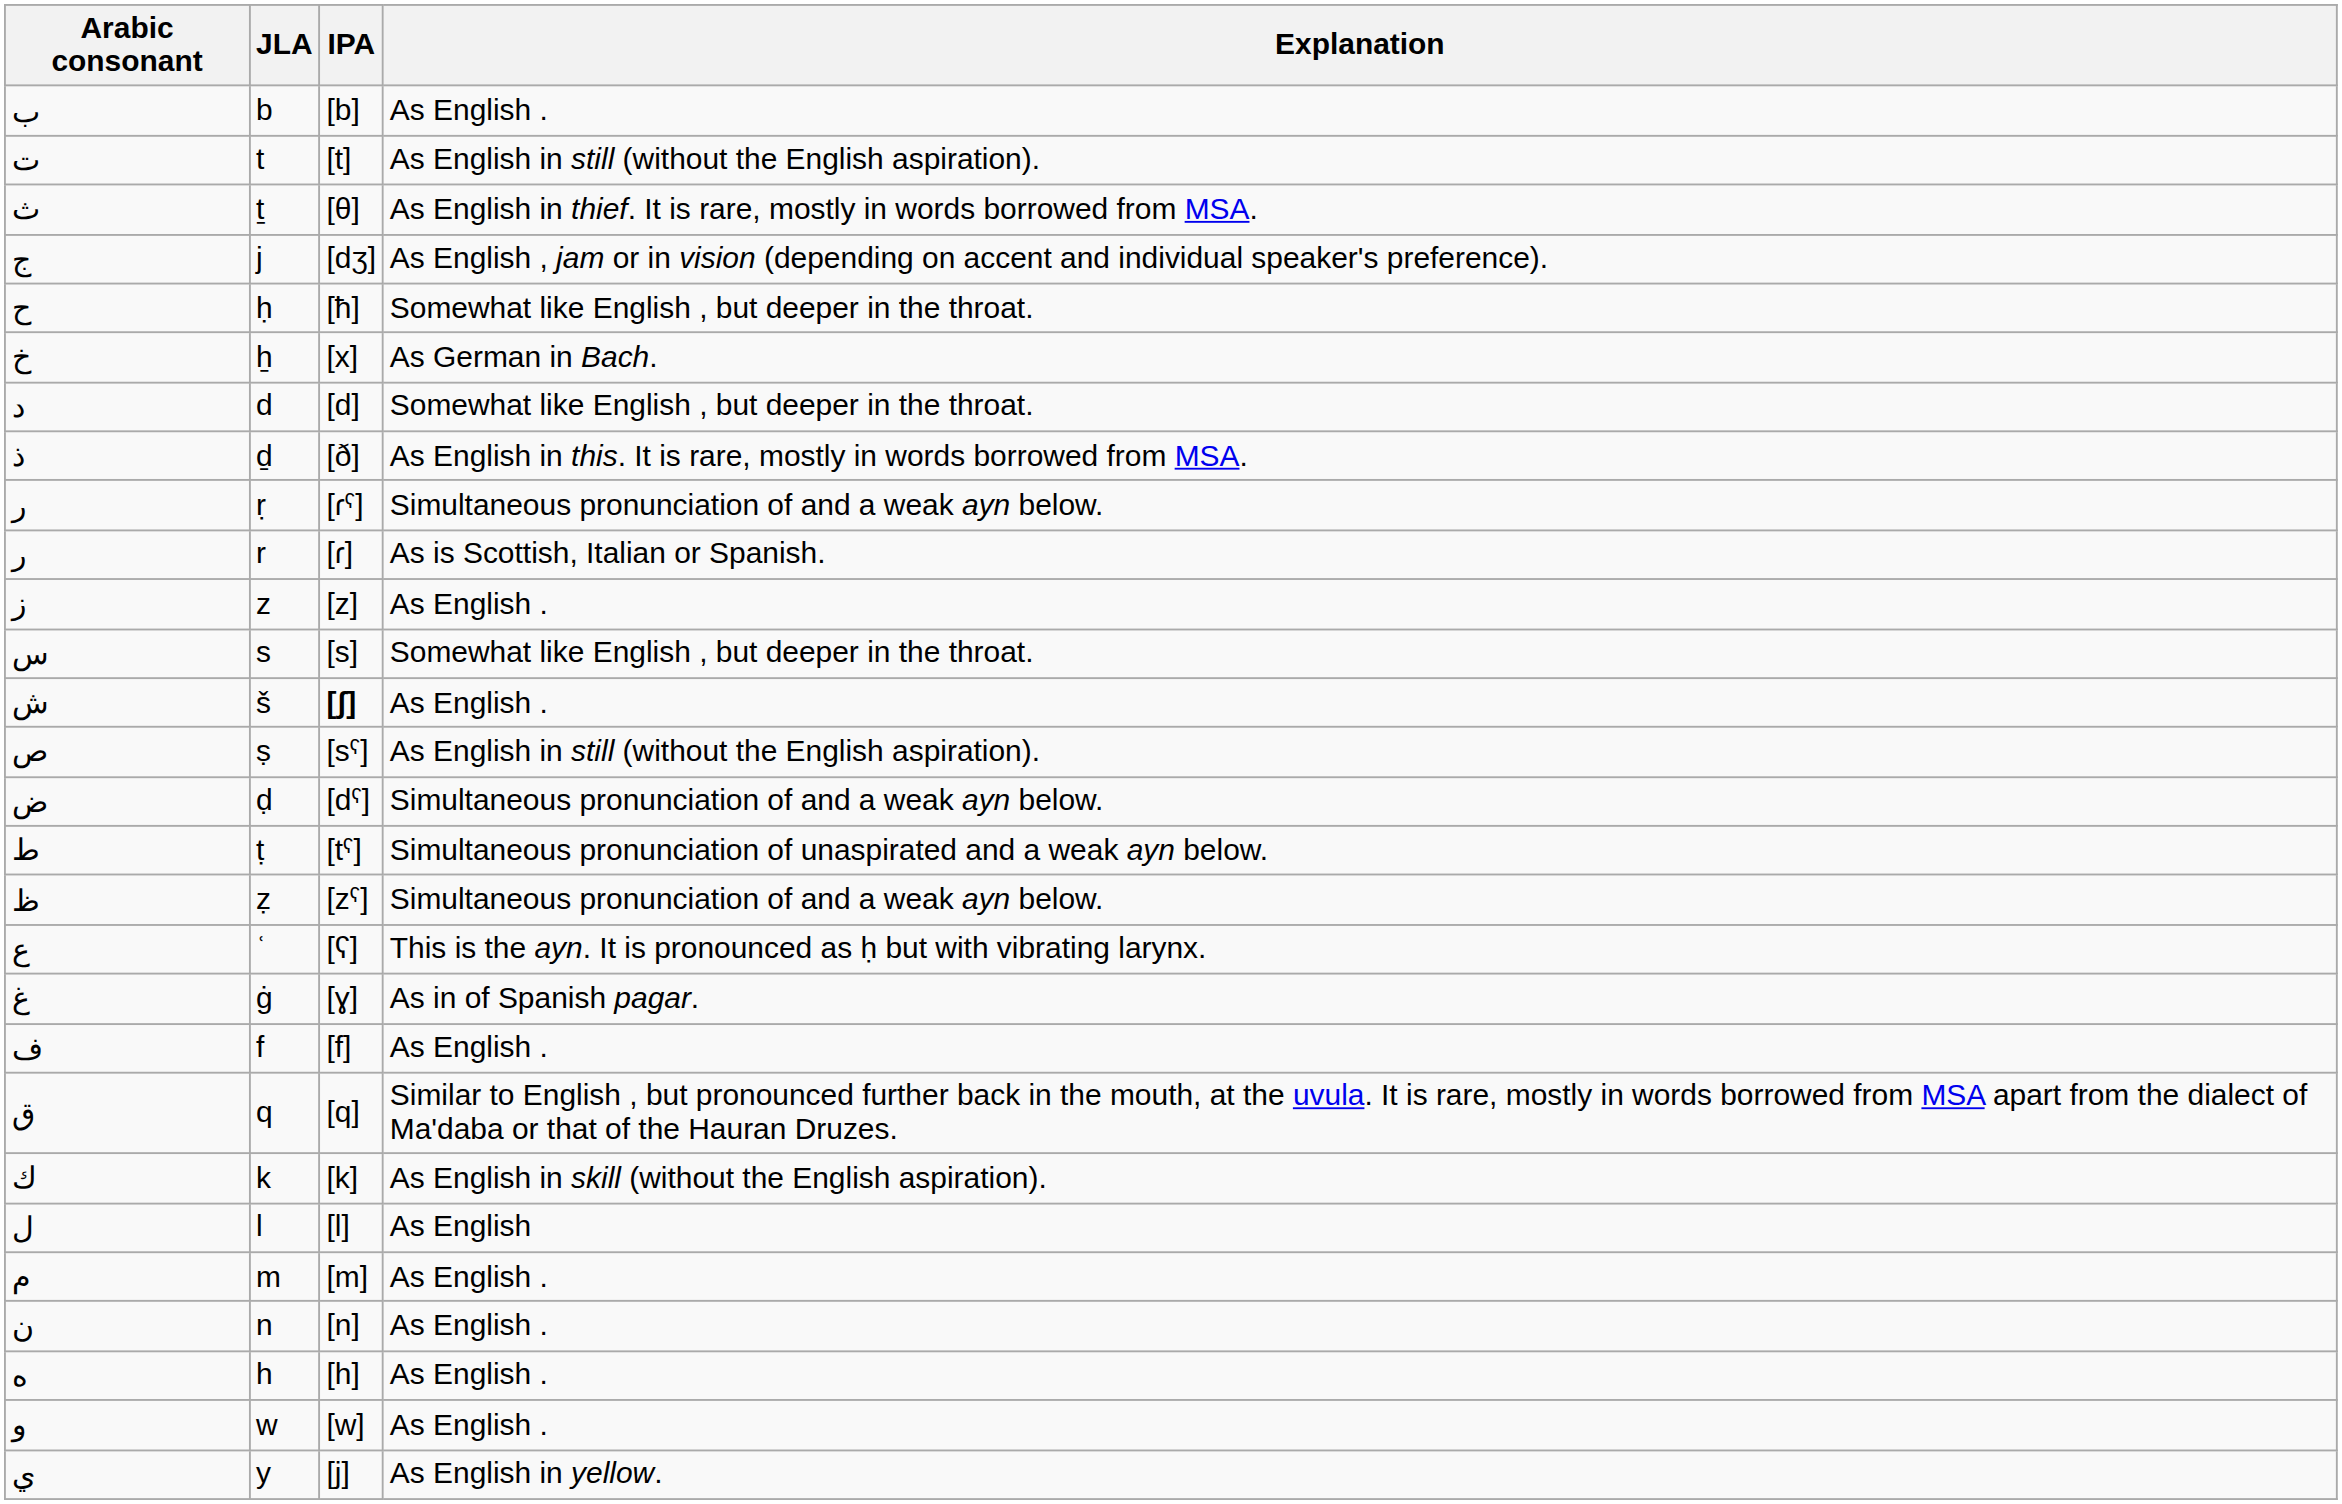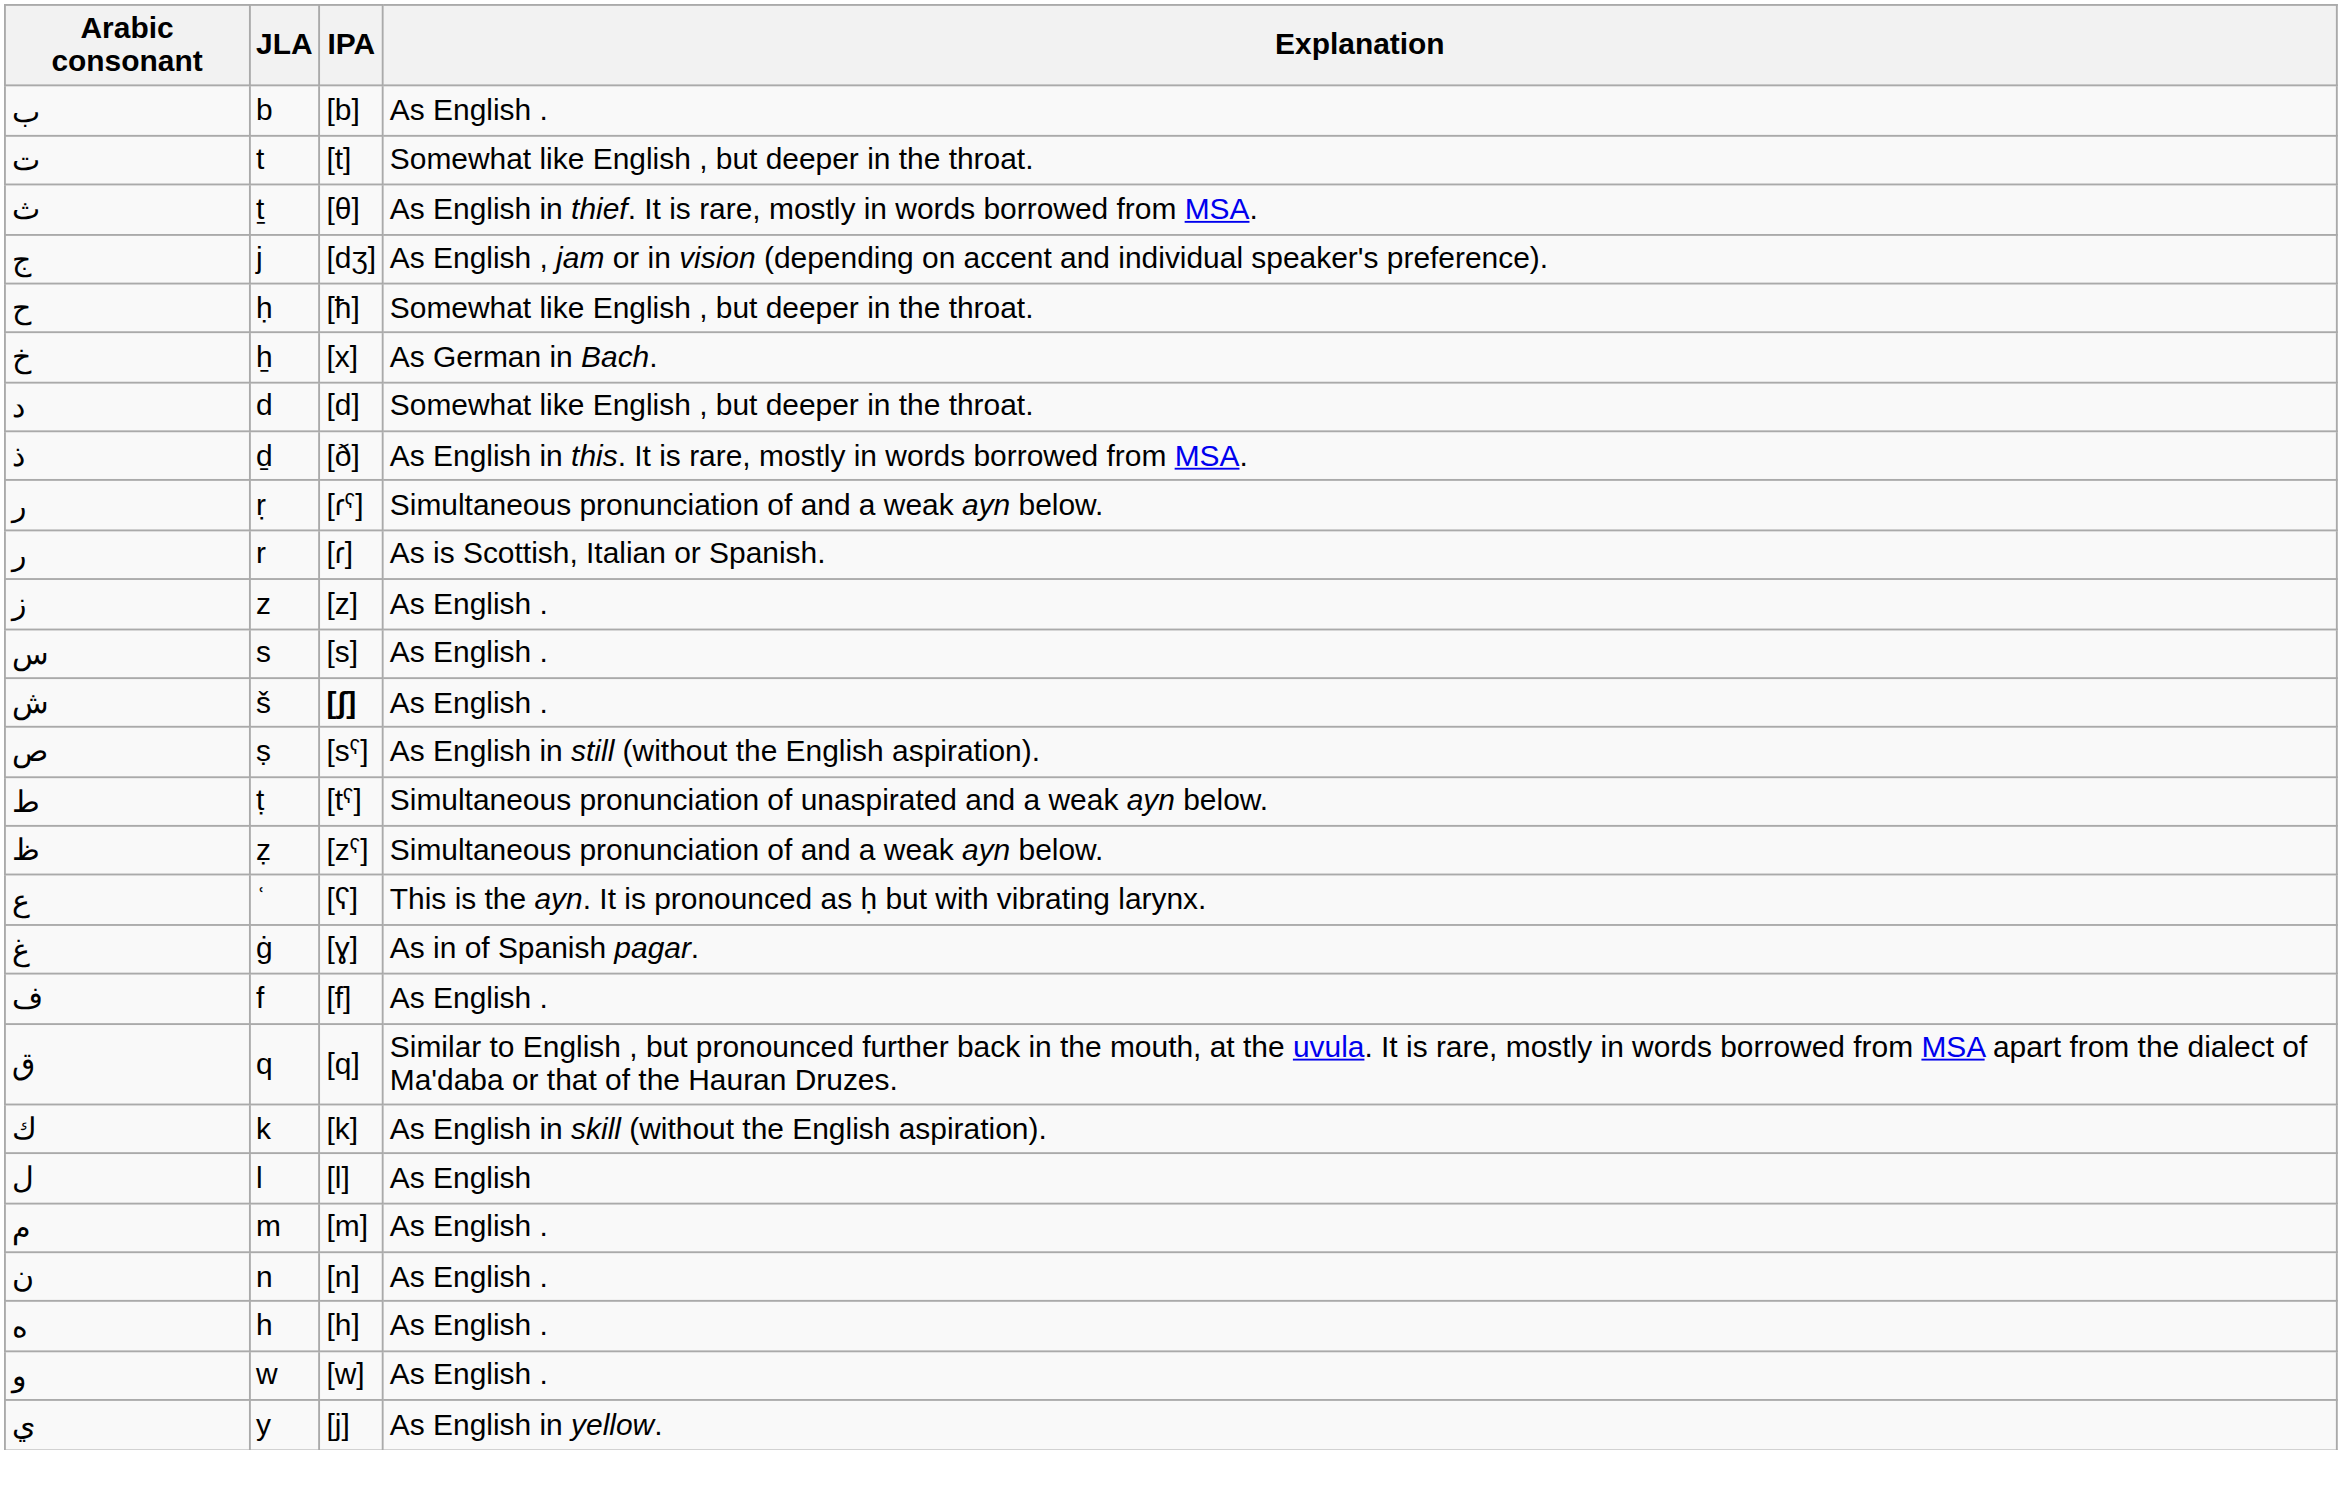(715, 159) As English in still (without the English aspiration). -> (712, 159) Somewhat like English , but deeper in the throat.
(712, 652) Somewhat like English , but deeper in the throat. -> (469, 652) As English .
- row: (264, 800)
